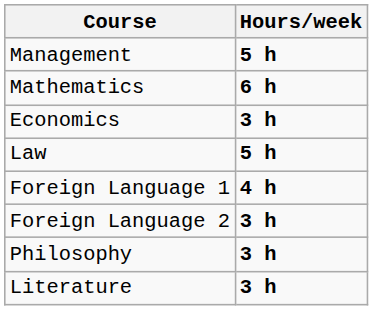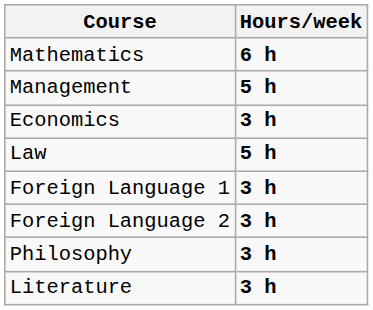rows swapped: (77, 88) <-> (71, 55)
(258, 188) 4 h -> (258, 188) 3 h
